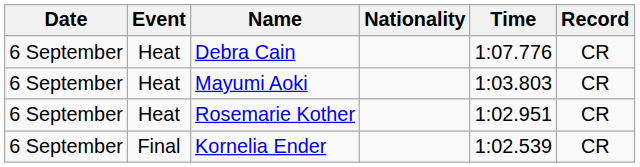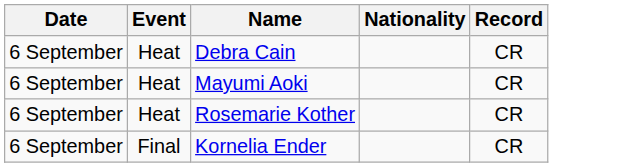- column: (513, 20)
